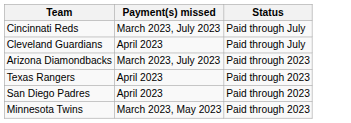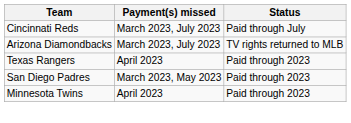- row: (54, 45)
(268, 61) Paid through 2023 -> (285, 45) TV rights returned to MLB
(140, 93) April 2023 -> (169, 77) March 2023, May 2023
(169, 110) March 2023, May 2023 -> (140, 93) April 2023
